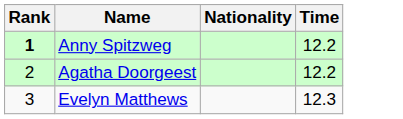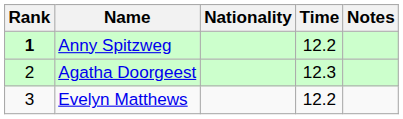+ column: (371, 18)
(319, 72) 12.2 -> (319, 72) 12.3
(319, 99) 12.3 -> (319, 99) 12.2
